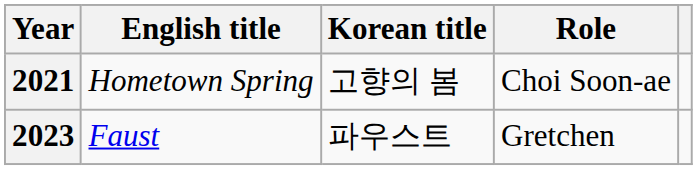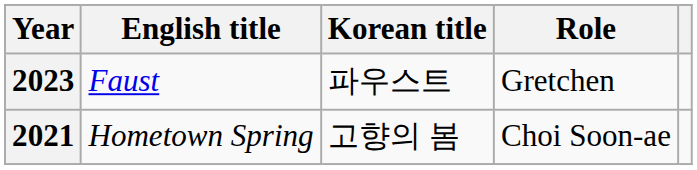rows swapped: (43, 81) <-> (43, 136)
